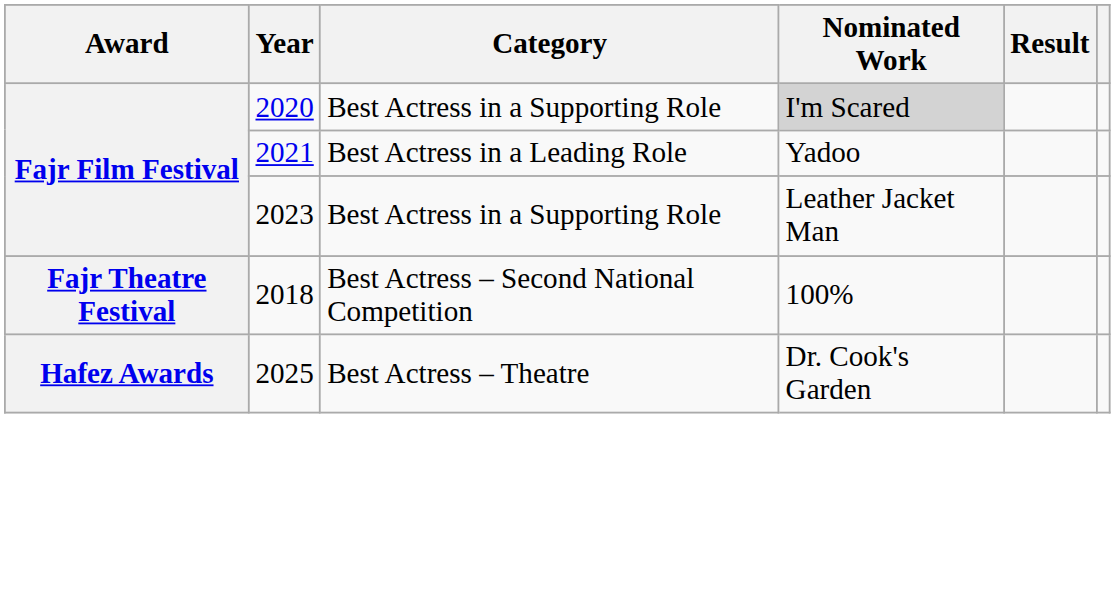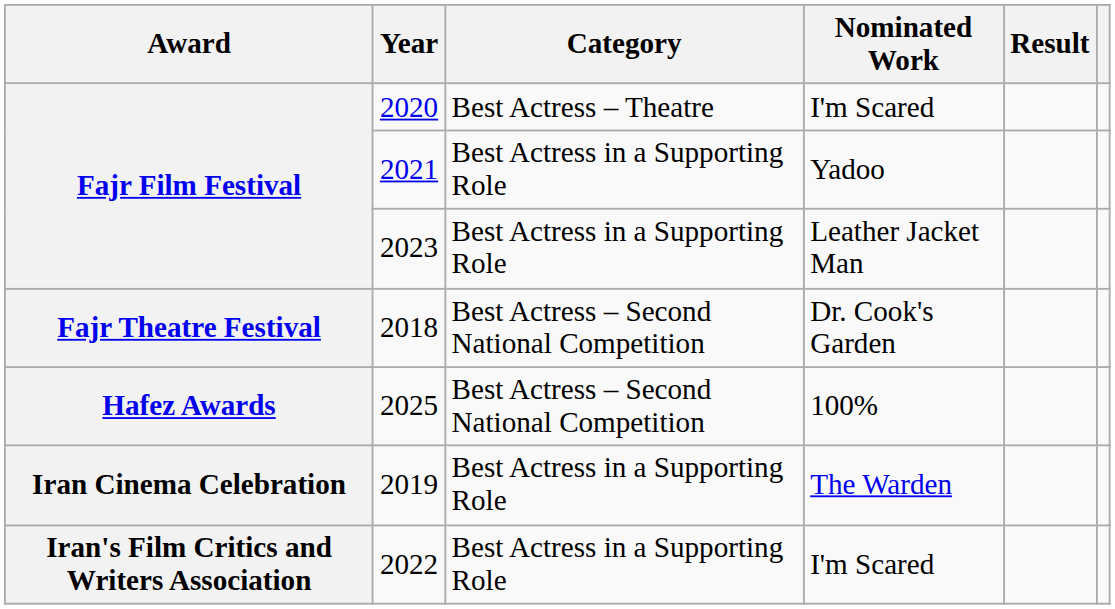(524, 106) Best Actress in a Supporting Role -> (583, 106) Best Actress – Theatre
(848, 106) lightgrey background -> (872, 106) no background
(507, 152) Best Actress in a Leading Role -> (617, 169) Best Actress in a Supporting Role
(820, 294) 100% -> (872, 326) Dr. Cook's Garden
(458, 373) Best Actress – Theatre -> (581, 405) Best Actress – Second National Competition
(847, 373) Dr. Cook's Garden -> (844, 405) 100%
+ row: (409, 484)
+ row: (409, 563)
